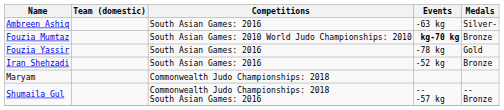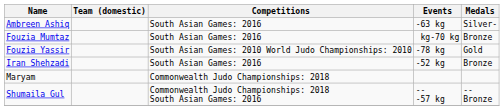(281, 37) South Asian Games: 2010 World Judo Championships: 2010 -> (206, 37) South Asian Games: 2016
(437, 37) bold -> (437, 37) normal
(206, 50) South Asian Games: 2016 -> (281, 50) South Asian Games: 2010 World Judo Championships: 2010
